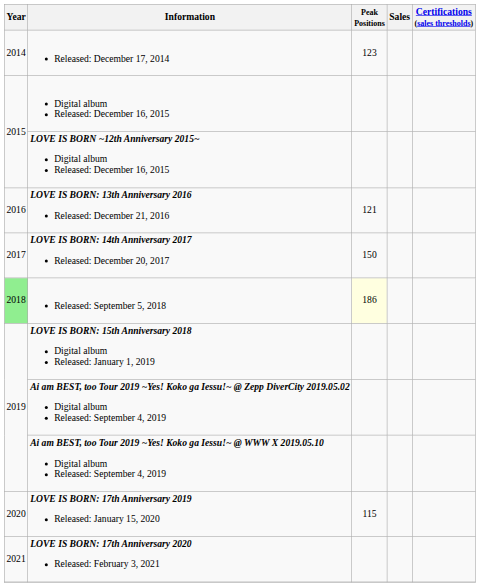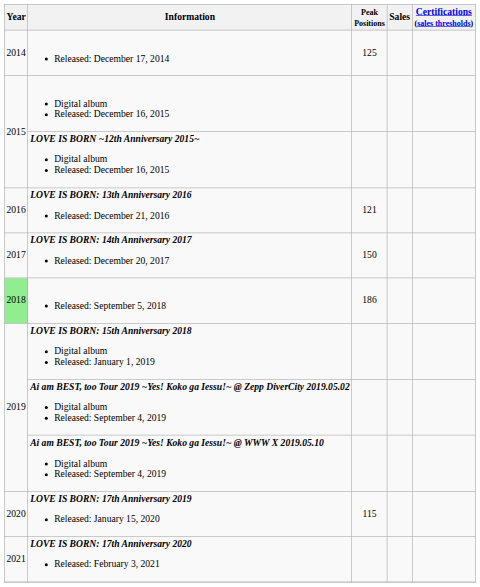(369, 53) 123 -> (369, 53) 125
(369, 300) lightyellow background -> (369, 300) no background
